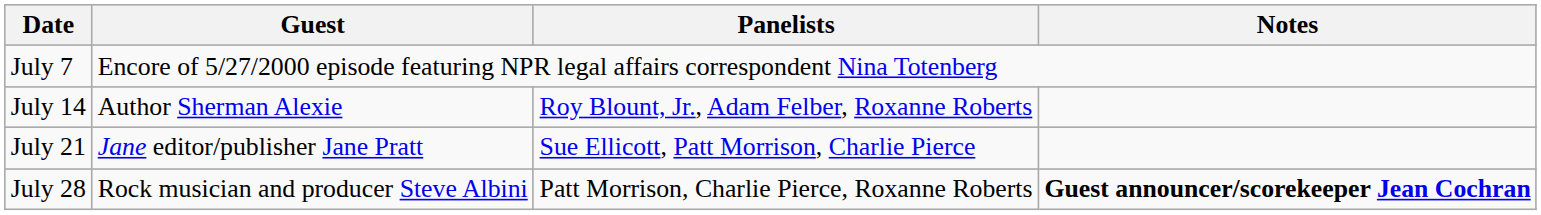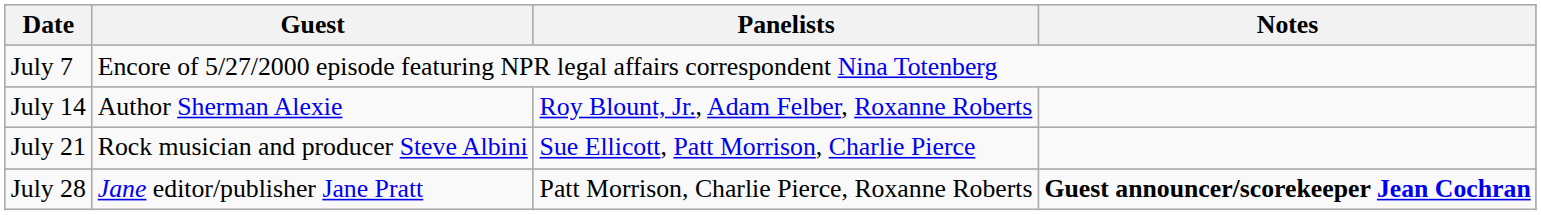(261, 147) Jane editor/publisher Jane Pratt -> (313, 147) Rock musician and producer Steve Albini
(313, 188) Rock musician and producer Steve Albini -> (261, 188) Jane editor/publisher Jane Pratt
